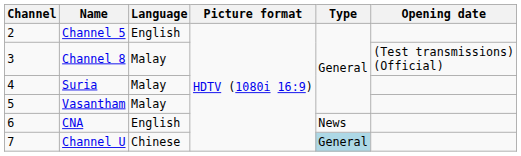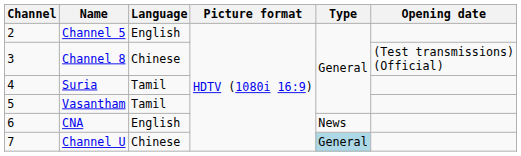(149, 59) Malay -> (156, 59) Chinese
(149, 85) Malay -> (149, 85) Tamil
(149, 104) Malay -> (149, 104) Tamil
